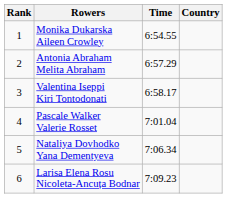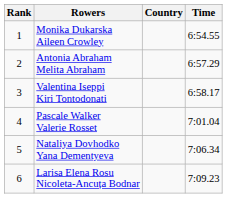columns swapped: (201, 12) <-> (161, 12)
